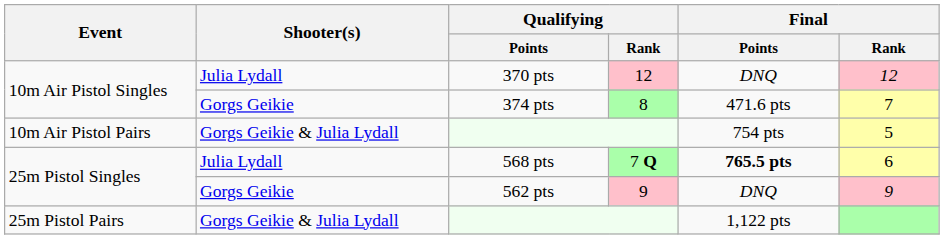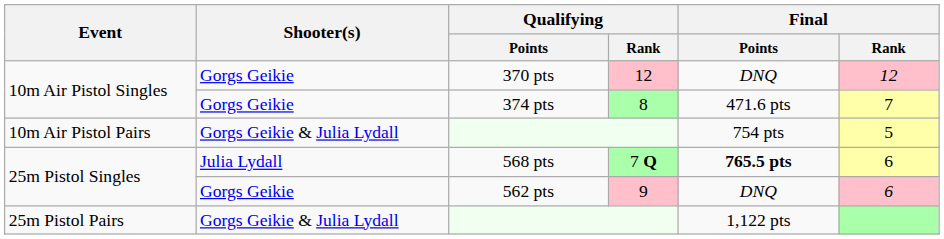(241, 75) Julia Lydall -> (247, 75) Gorgs Geikie
(889, 191) 9 -> (889, 191) 6
